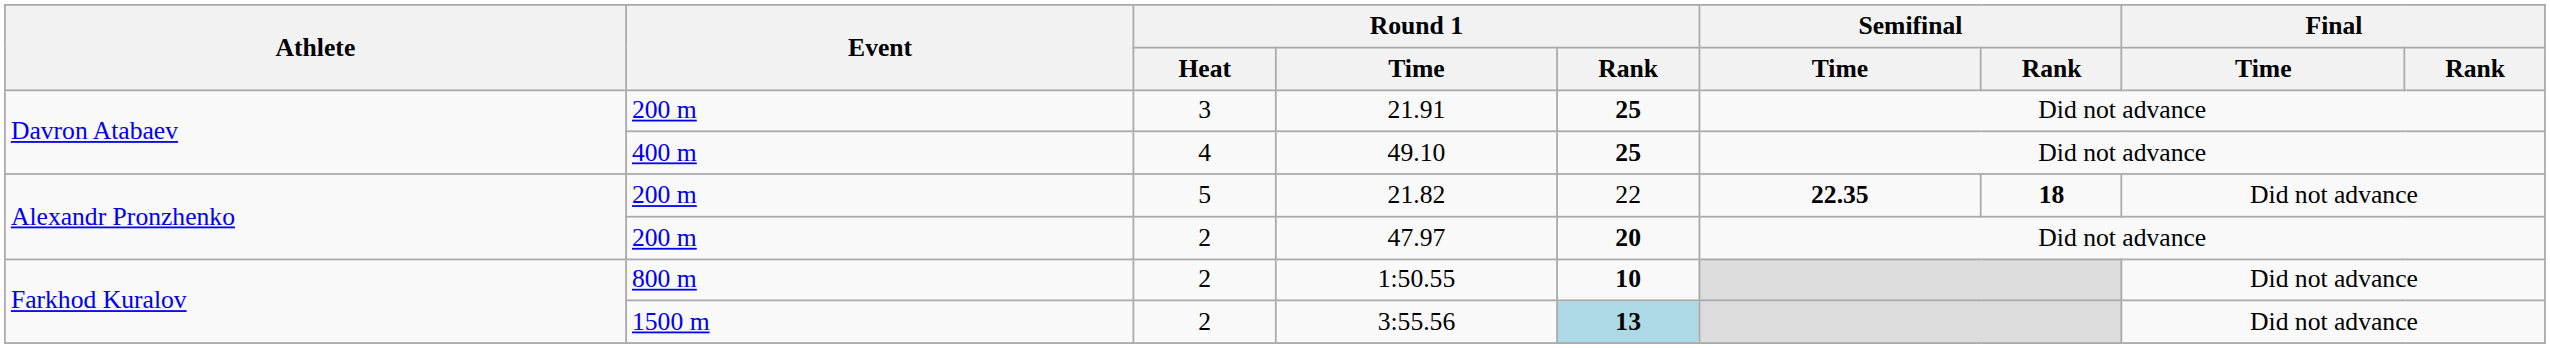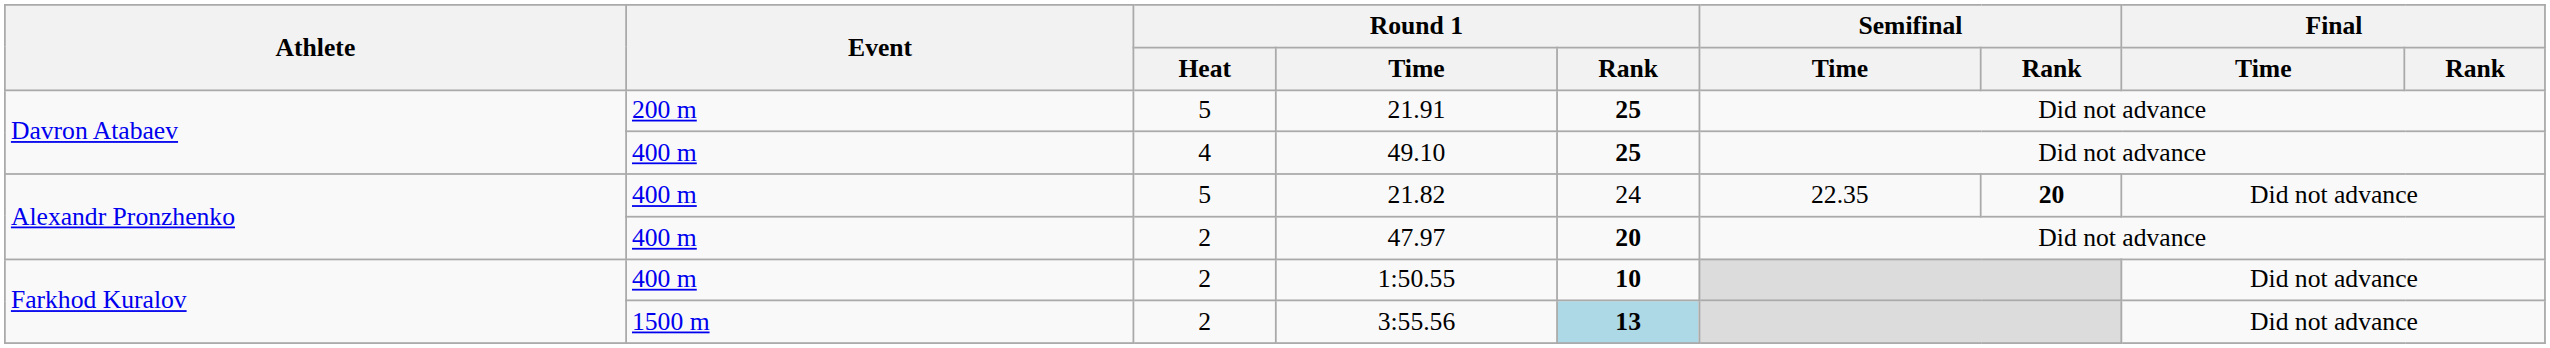(1205, 110) 3 -> (1205, 110) 5
(664, 195) 200 m -> (664, 195) 400 m
(1628, 195) 22 -> (1628, 195) 24
(1840, 195) bold -> (1840, 195) normal
(2052, 195) 18 -> (2052, 195) 20
(664, 237) 200 m -> (664, 237) 400 m
(664, 279) 800 m -> (664, 279) 400 m
